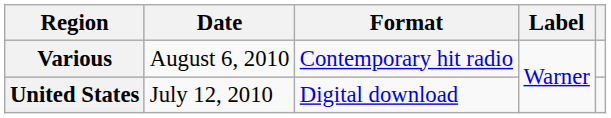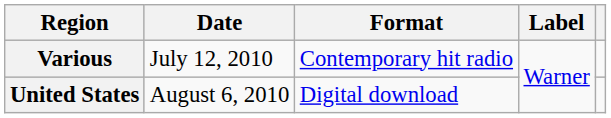(220, 58) August 6, 2010 -> (211, 58) July 12, 2010
(211, 94) July 12, 2010 -> (220, 94) August 6, 2010
